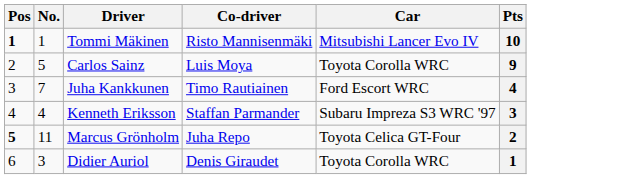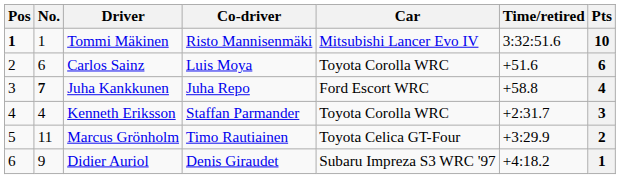+ column: (544, 16)
(42, 64) 5 -> (42, 64) 6
(513, 64) 9 -> (602, 64) 6
(42, 88) normal -> (42, 88) bold
(237, 88) Timo Rautiainen -> (218, 88) Juha Repo
(408, 112) Subaru Impreza S3 WRC '97 -> (384, 112) Toyota Corolla WRC
(12, 137) bold -> (12, 137) normal
(218, 137) Juha Repo -> (237, 137) Timo Rautiainen
(42, 161) 3 -> (42, 161) 9
(384, 161) Toyota Corolla WRC -> (408, 161) Subaru Impreza S3 WRC '97
